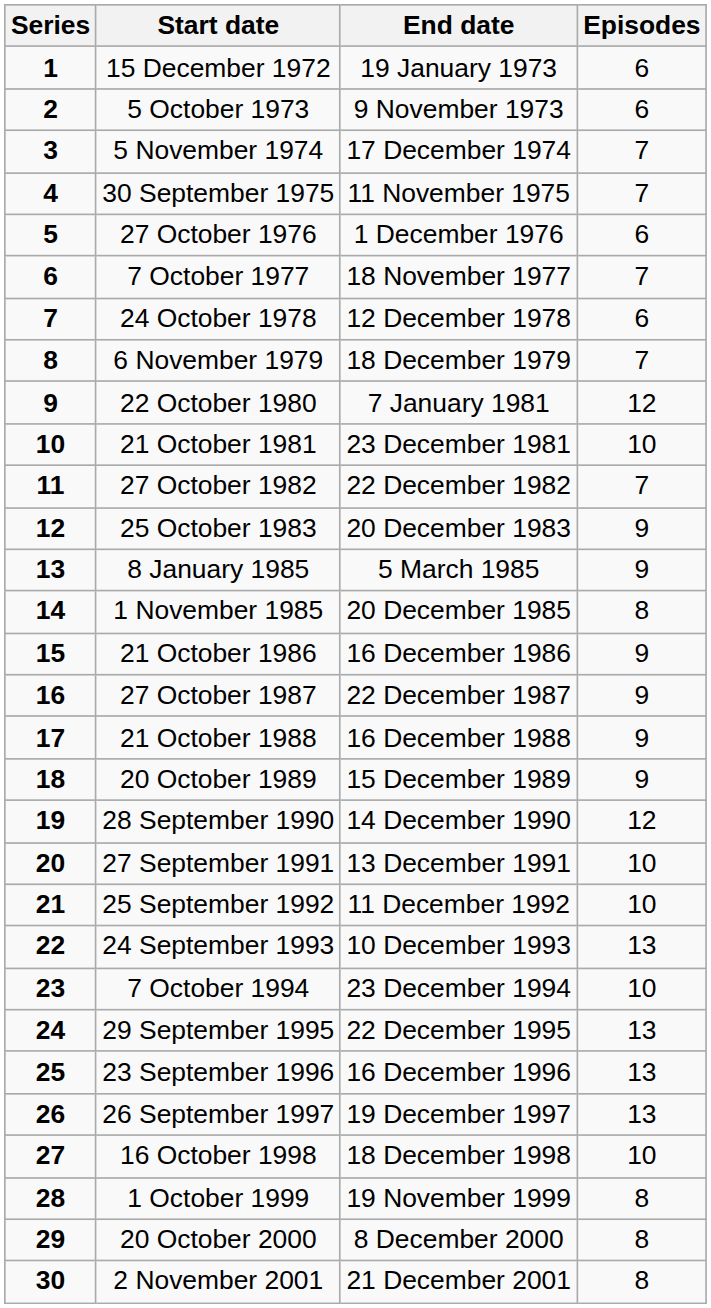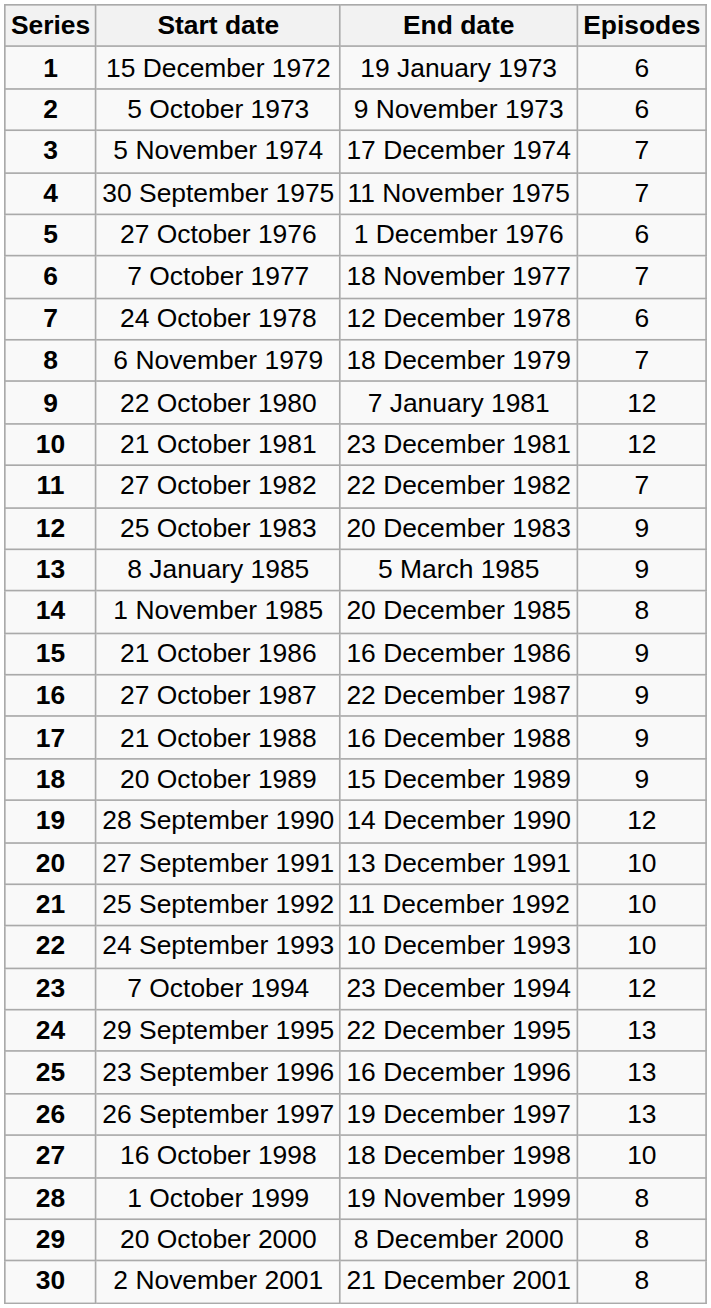(642, 444) 10 -> (642, 444) 12
(642, 946) 13 -> (642, 946) 10
(642, 988) 10 -> (642, 988) 12
